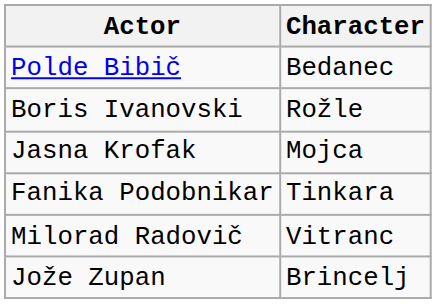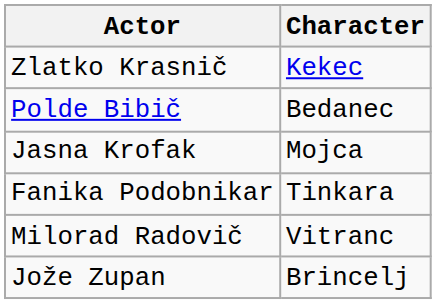+ row: (119, 68)
- row: (127, 110)
